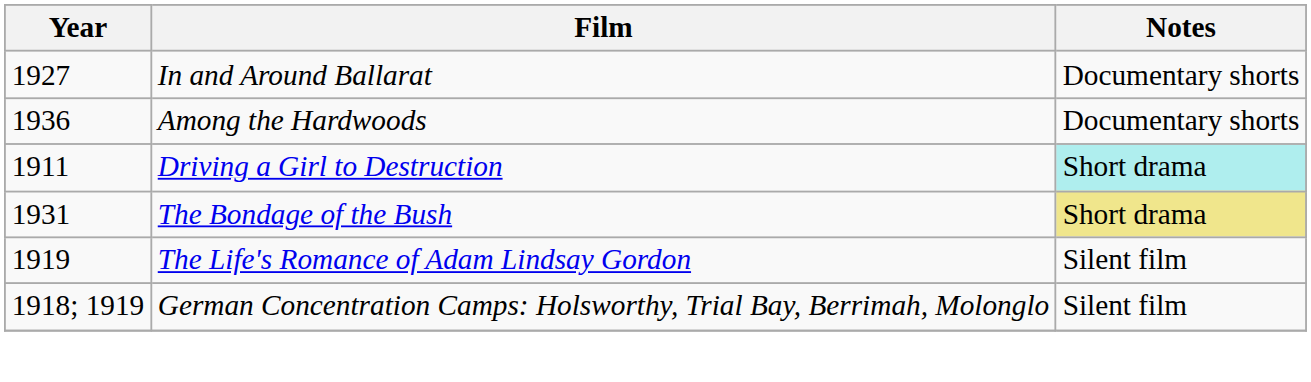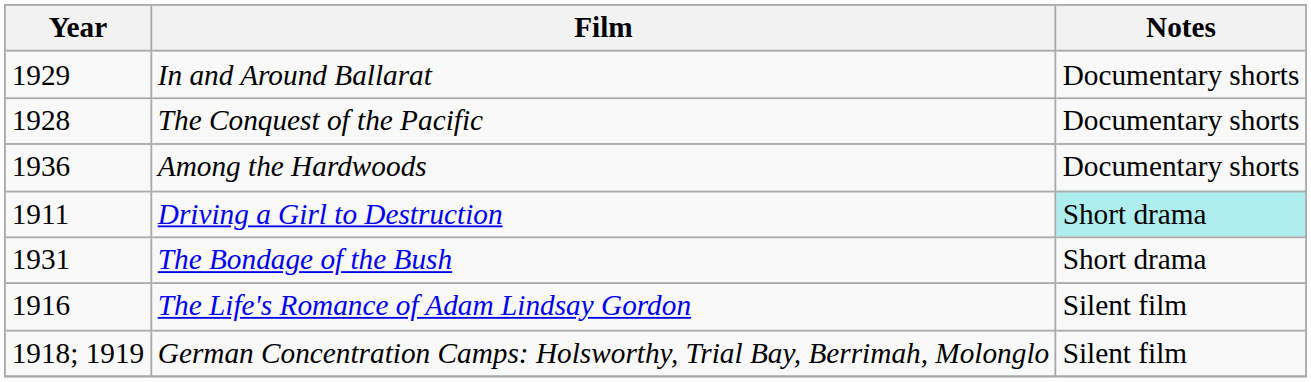(41, 74) 1927 -> (41, 74) 1929
+ row: (320, 120)
(1135, 213) khaki background -> (1135, 259) no background
(41, 259) 1919 -> (41, 306) 1916
